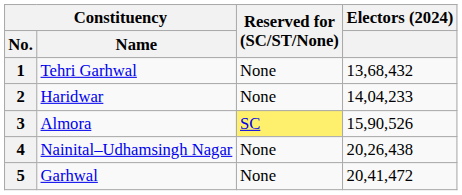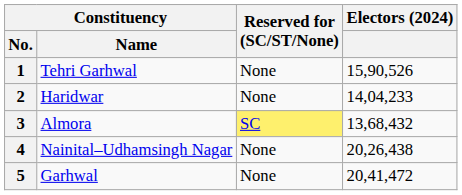(380, 70) 13,68,432 -> (380, 70) 15,90,526
(380, 123) 15,90,526 -> (380, 123) 13,68,432
